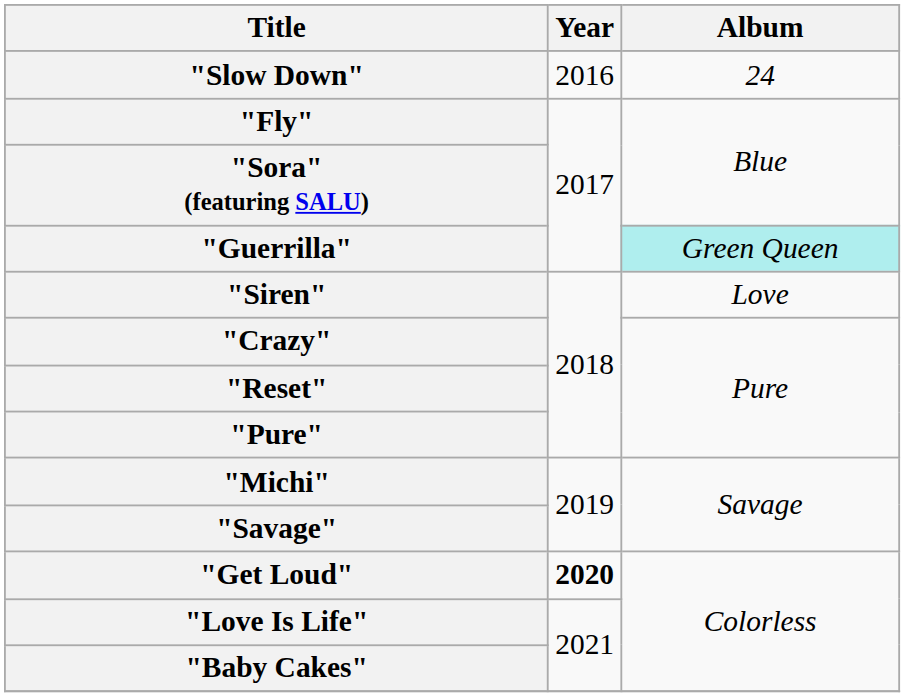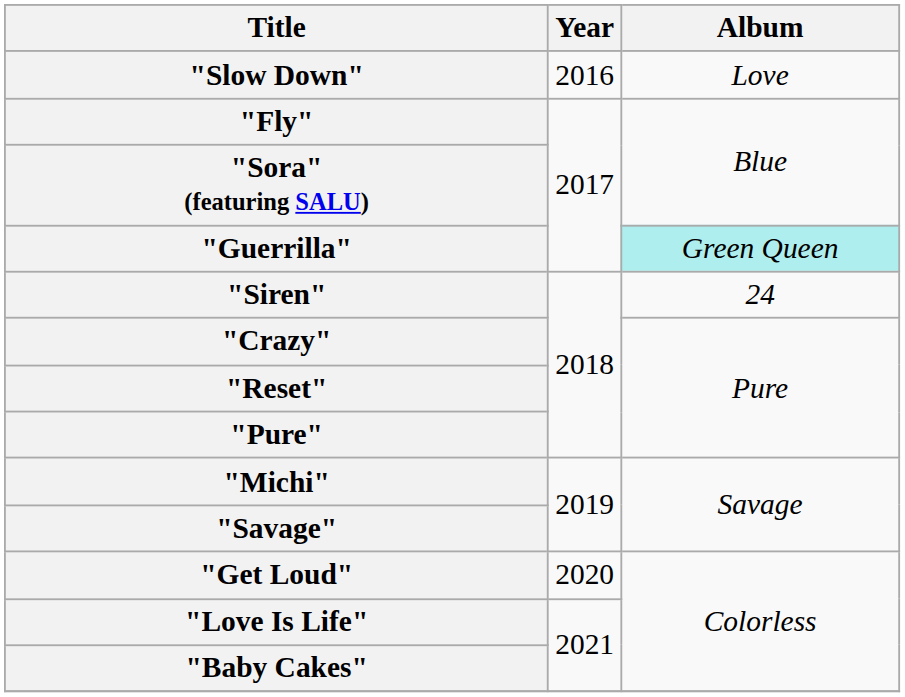(760, 74) 24 -> (760, 74) Love
(760, 294) Love -> (760, 294) 24
(585, 574) bold -> (585, 574) normal
